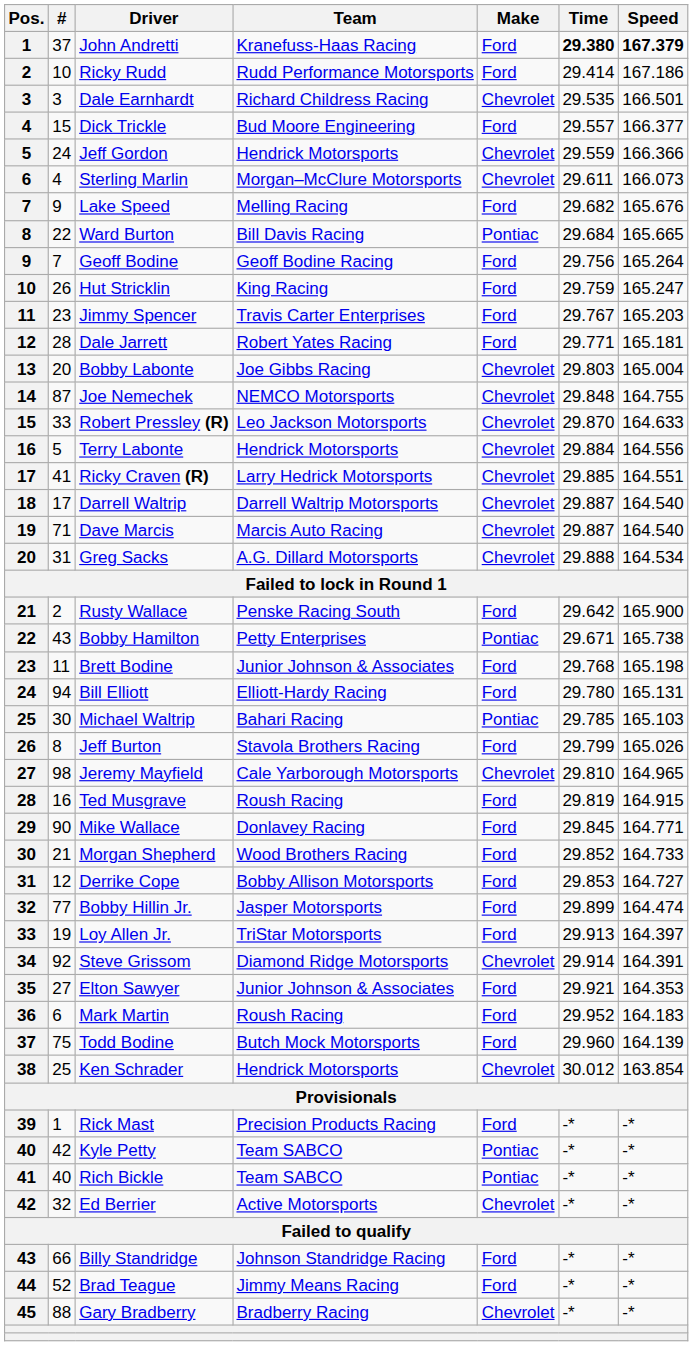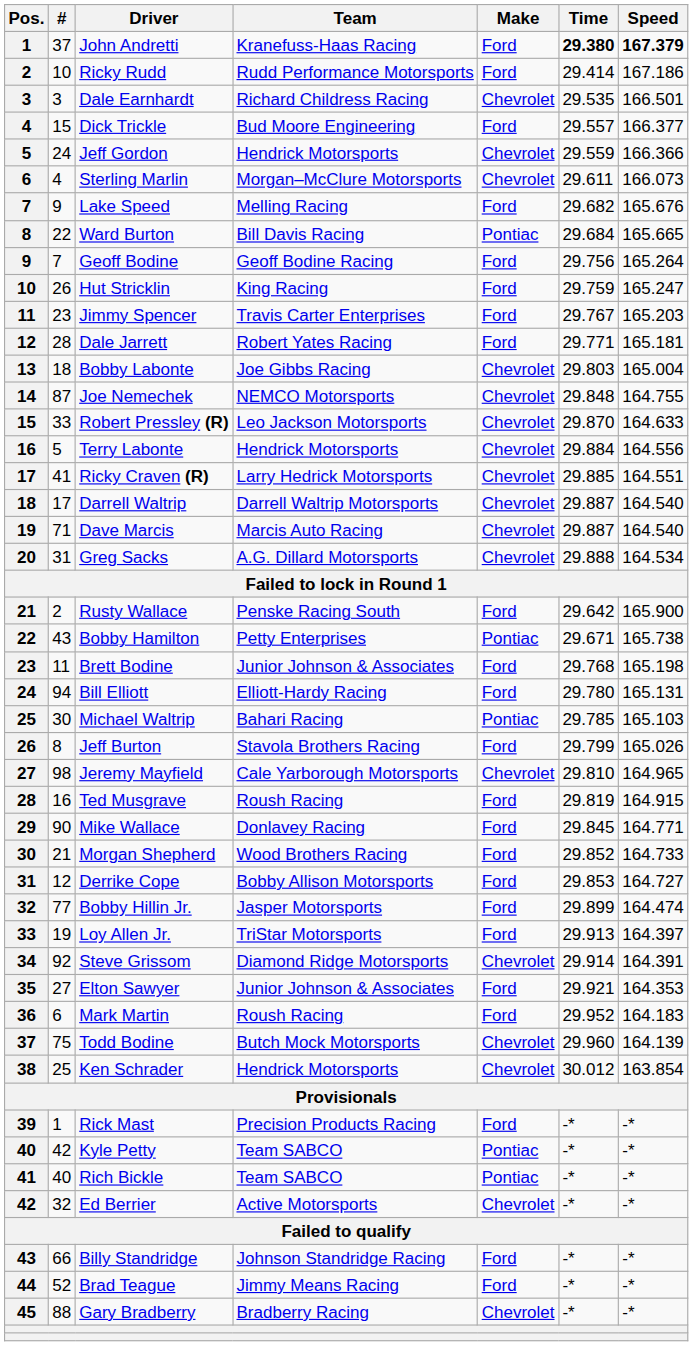(62, 369) 20 -> (62, 369) 18
(499, 1042) Ford -> (518, 1042) Chevrolet
